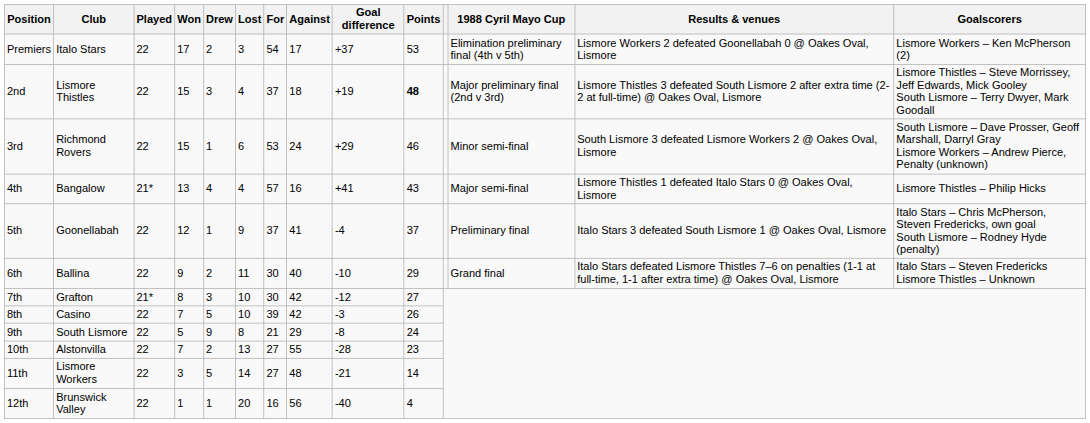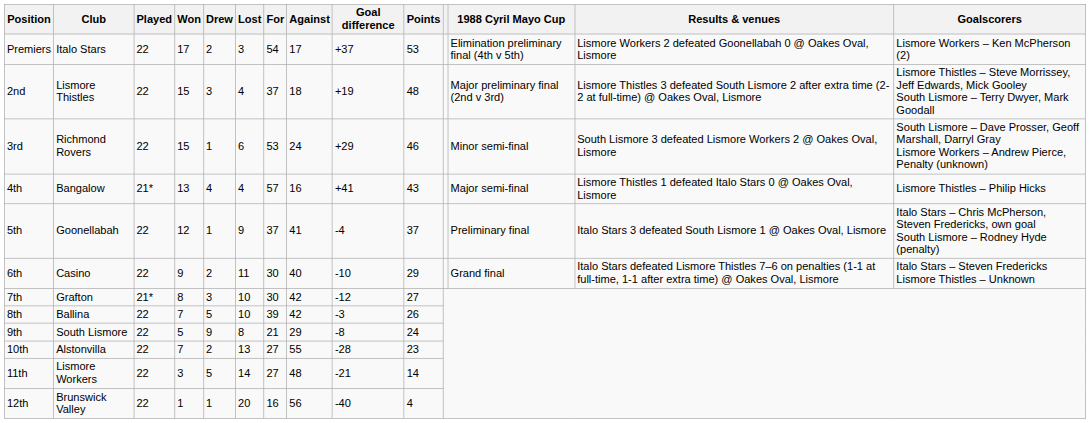(413, 91) bold -> (413, 91) normal
(73, 273) Ballina -> (73, 273) Casino
(73, 314) Casino -> (73, 314) Ballina
